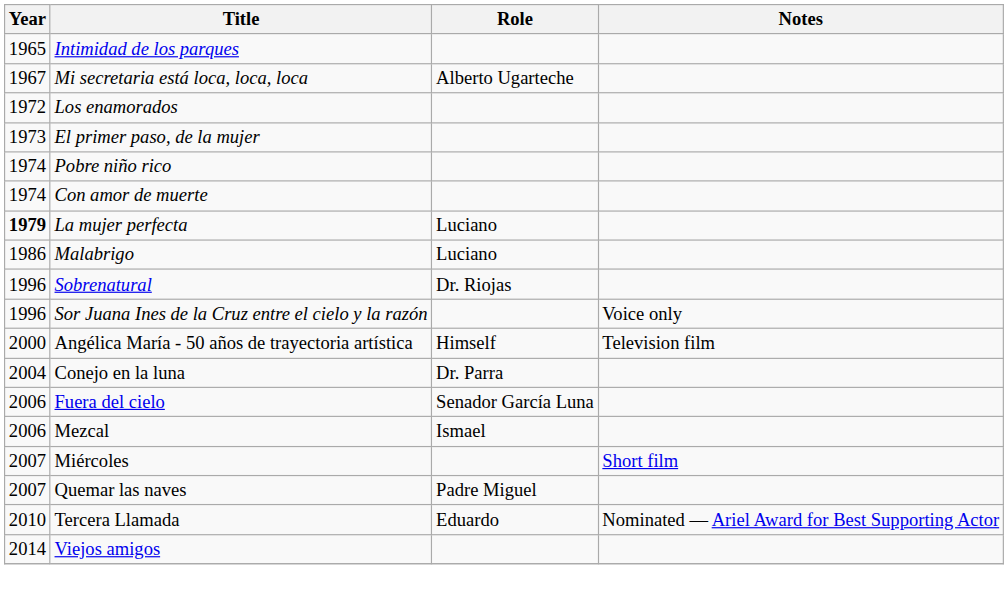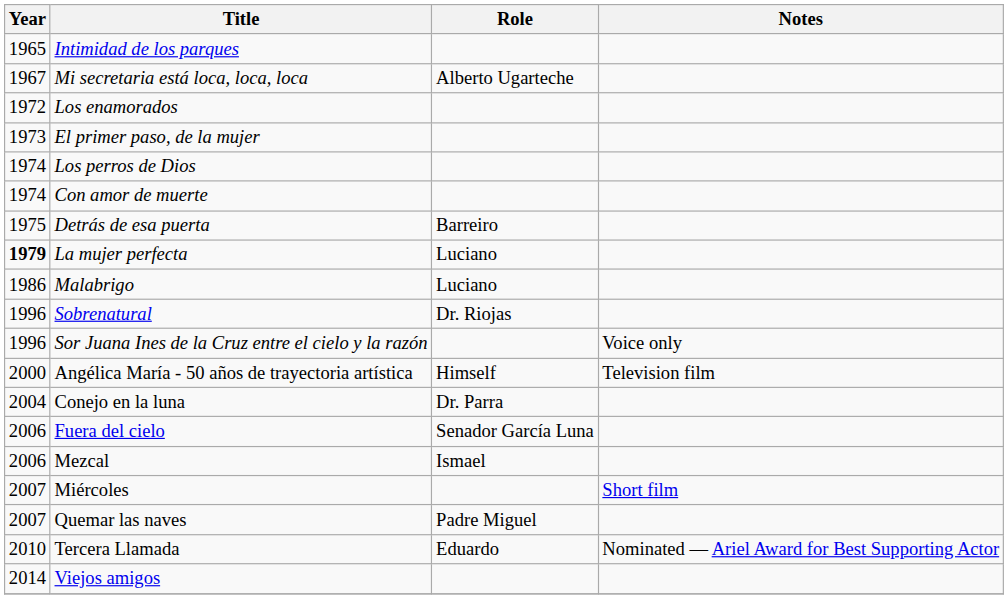- row: (113, 166)
+ row: (125, 166)
+ row: (132, 225)
